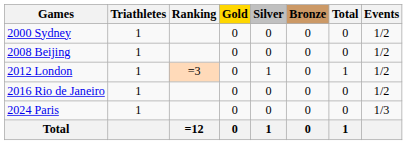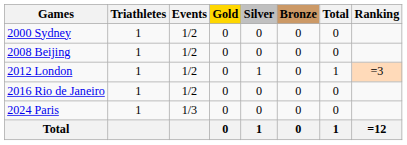columns swapped: (382, 14) <-> (194, 14)
